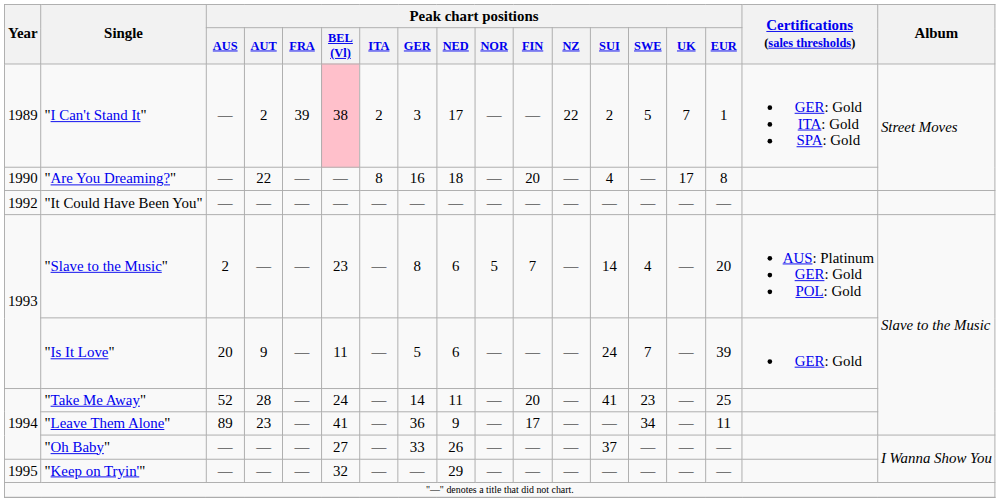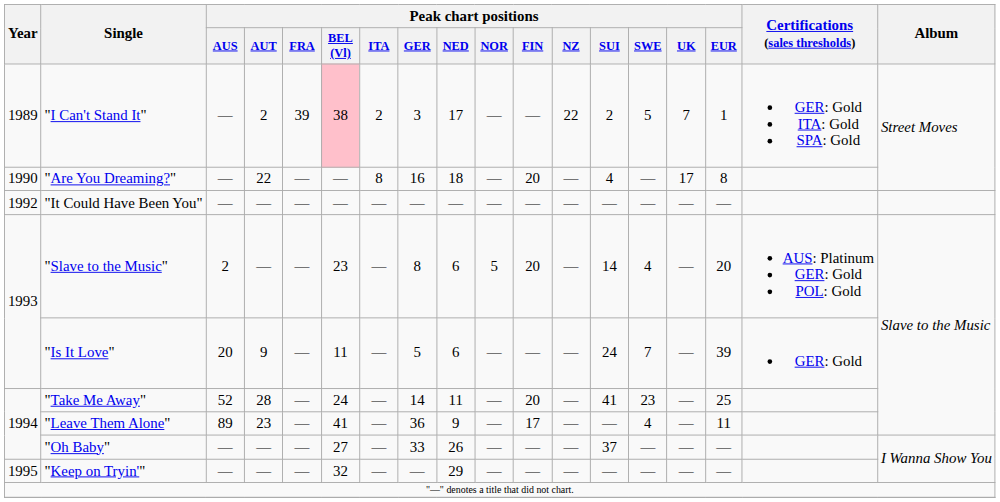(533, 266) 7 -> (533, 266) 20
(648, 423) 34 -> (648, 423) 4
